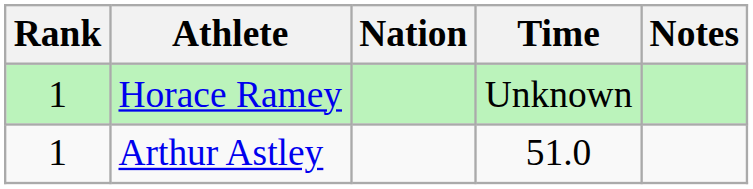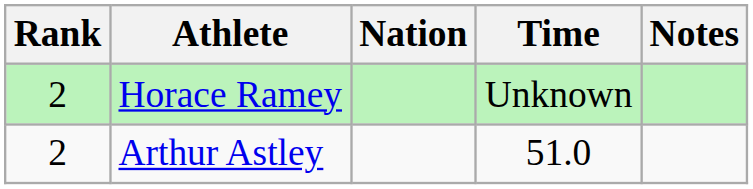(57, 93) 1 -> (57, 93) 2
(57, 152) 1 -> (57, 152) 2
